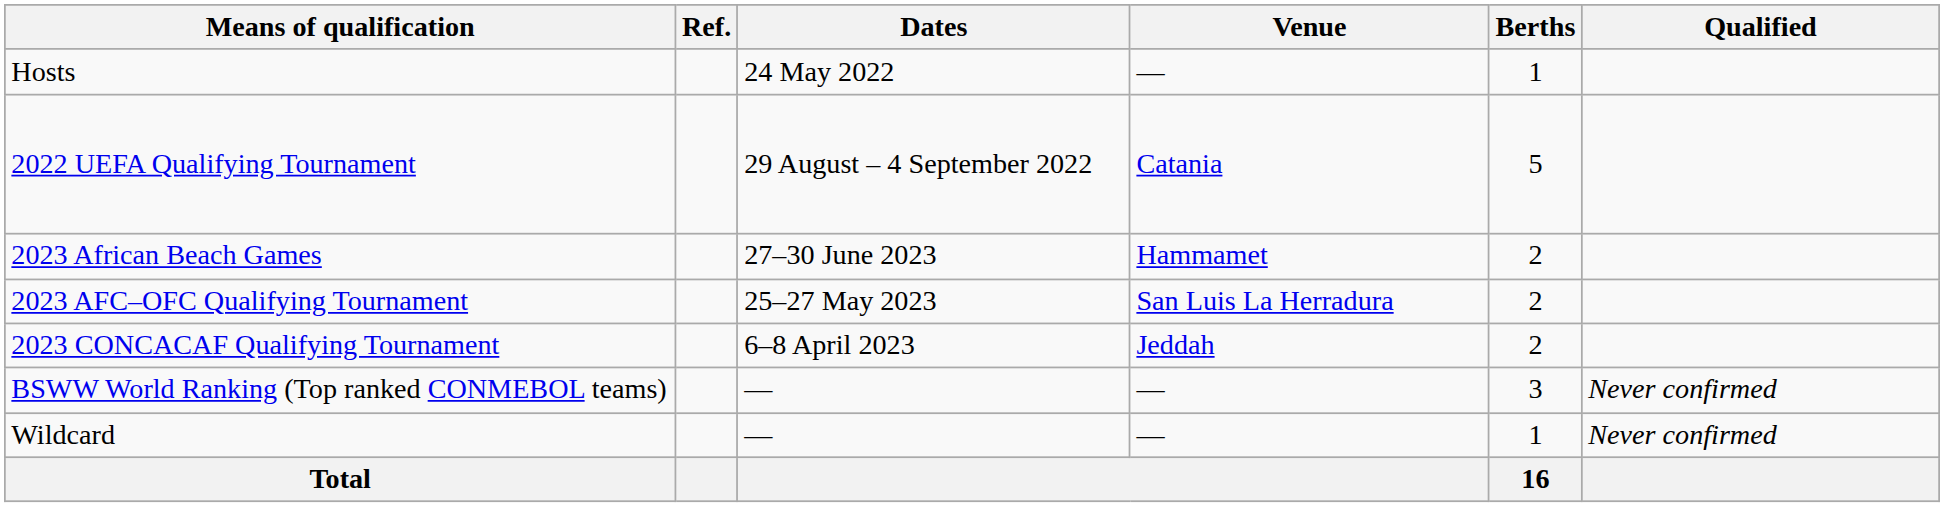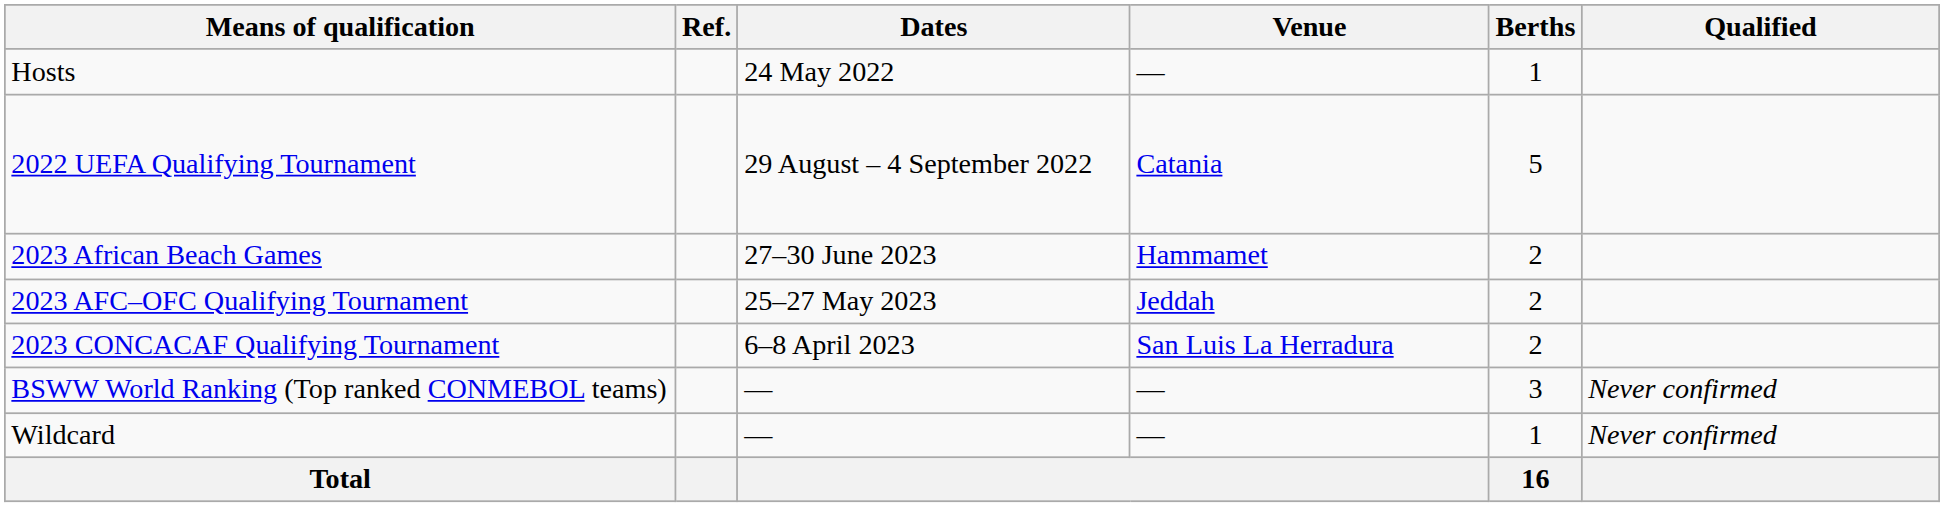(1265, 300) San Luis La Herradura -> (1176, 300) Jeddah
(1176, 345) Jeddah -> (1265, 345) San Luis La Herradura
